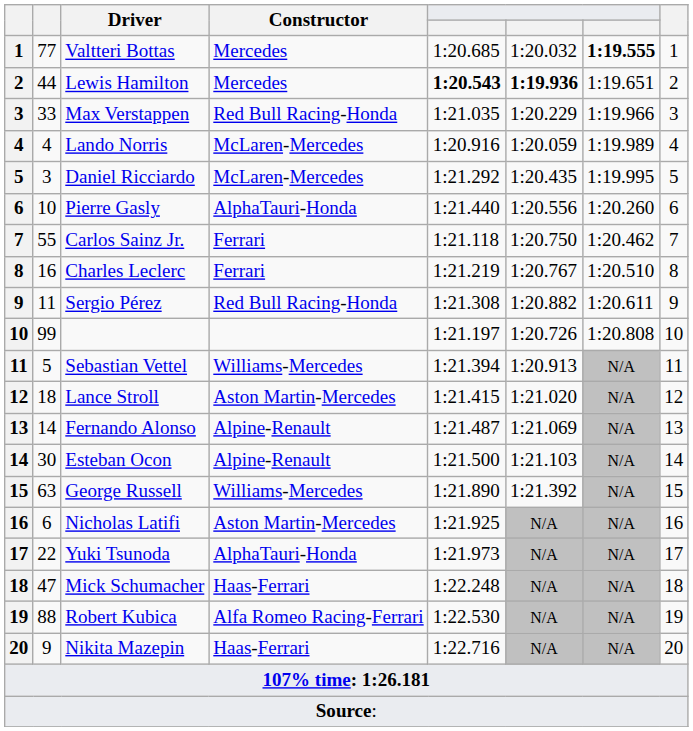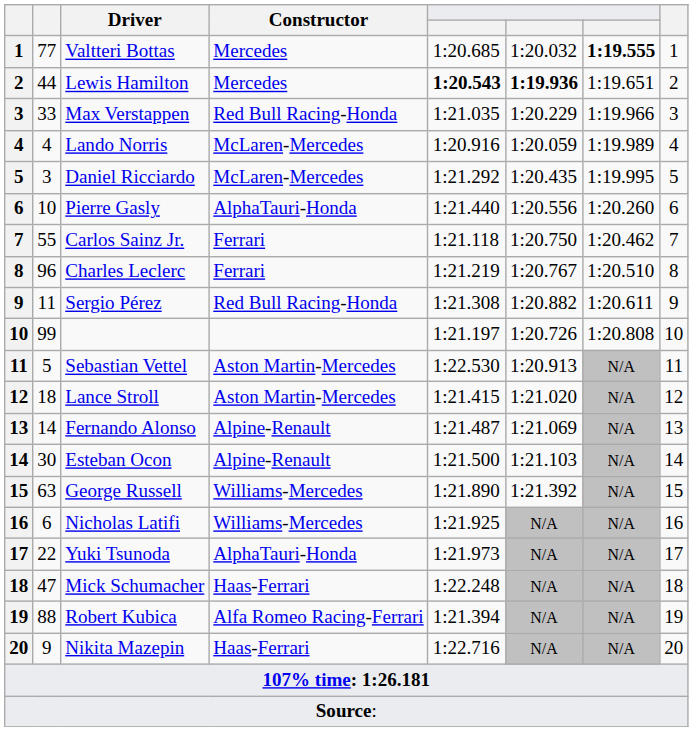(47, 271) 16 -> (47, 271) 96
(288, 365) Williams-Mercedes -> (304, 365) Aston Martin-Mercedes
(466, 365) 1:21.394 -> (466, 365) 1:22.530
(304, 522) Aston Martin-Mercedes -> (288, 522) Williams-Mercedes
(466, 616) 1:22.530 -> (466, 616) 1:21.394
